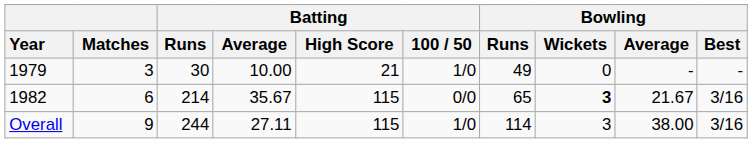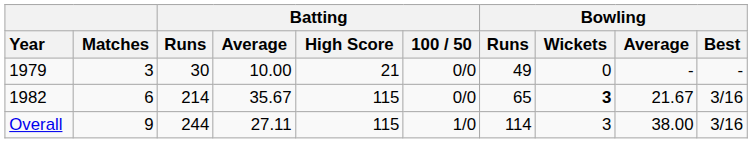(464, 71) 1/0 -> (464, 71) 0/0
